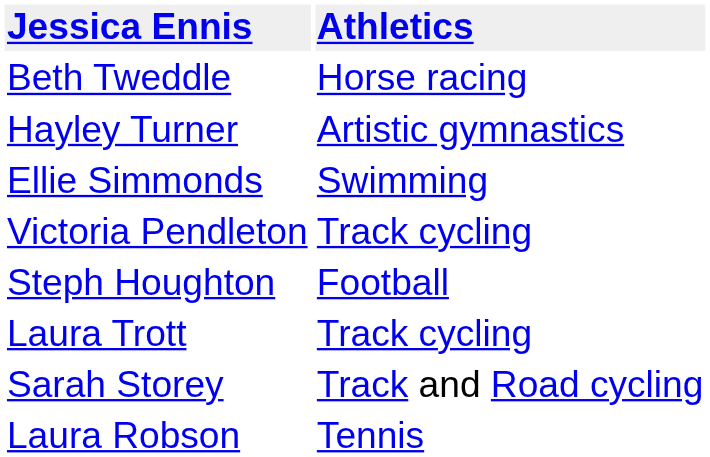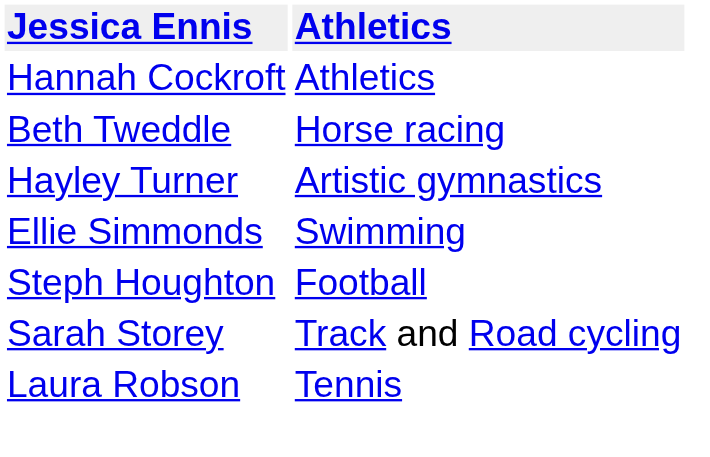+ row: (146, 78)
- row: (157, 231)
- row: (97, 333)
